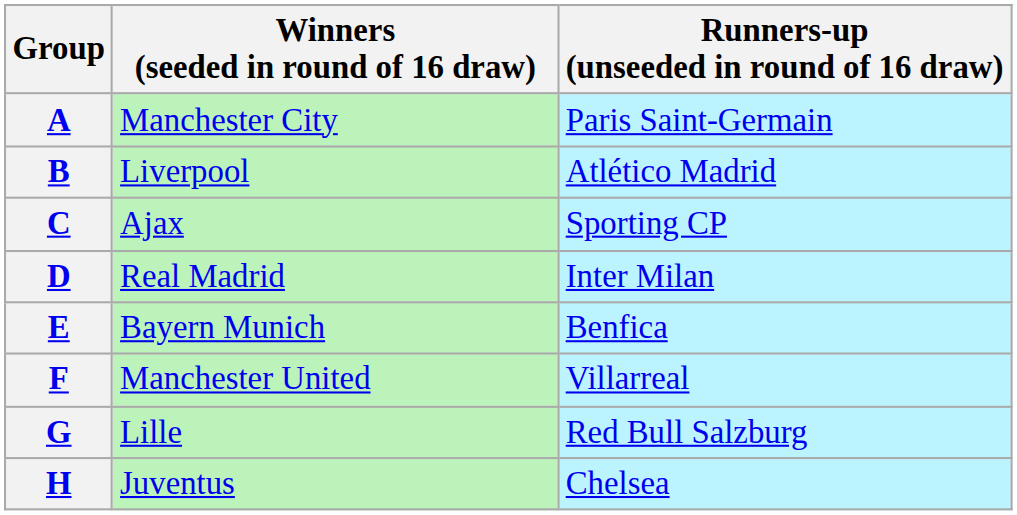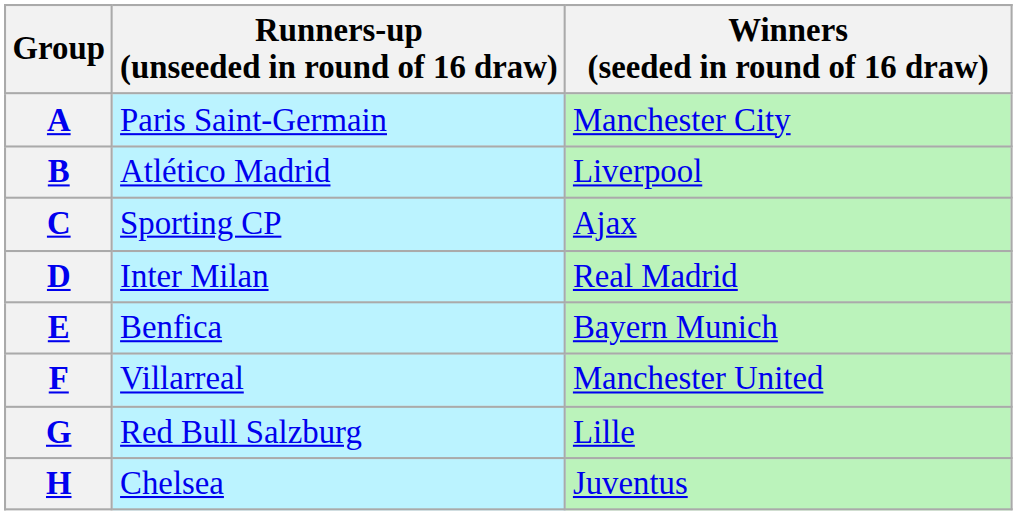columns swapped: (335, 48) <-> (785, 48)
